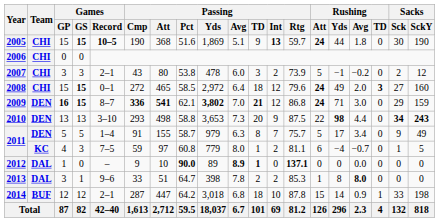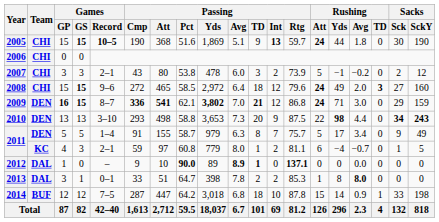(107, 88) 0–1 -> (107, 88) 9–6
(107, 149) 7–5 -> (107, 149) 2–1
(107, 179) 9–6 -> (107, 179) 0–1
(107, 194) 2–1 -> (107, 194) 7–5
